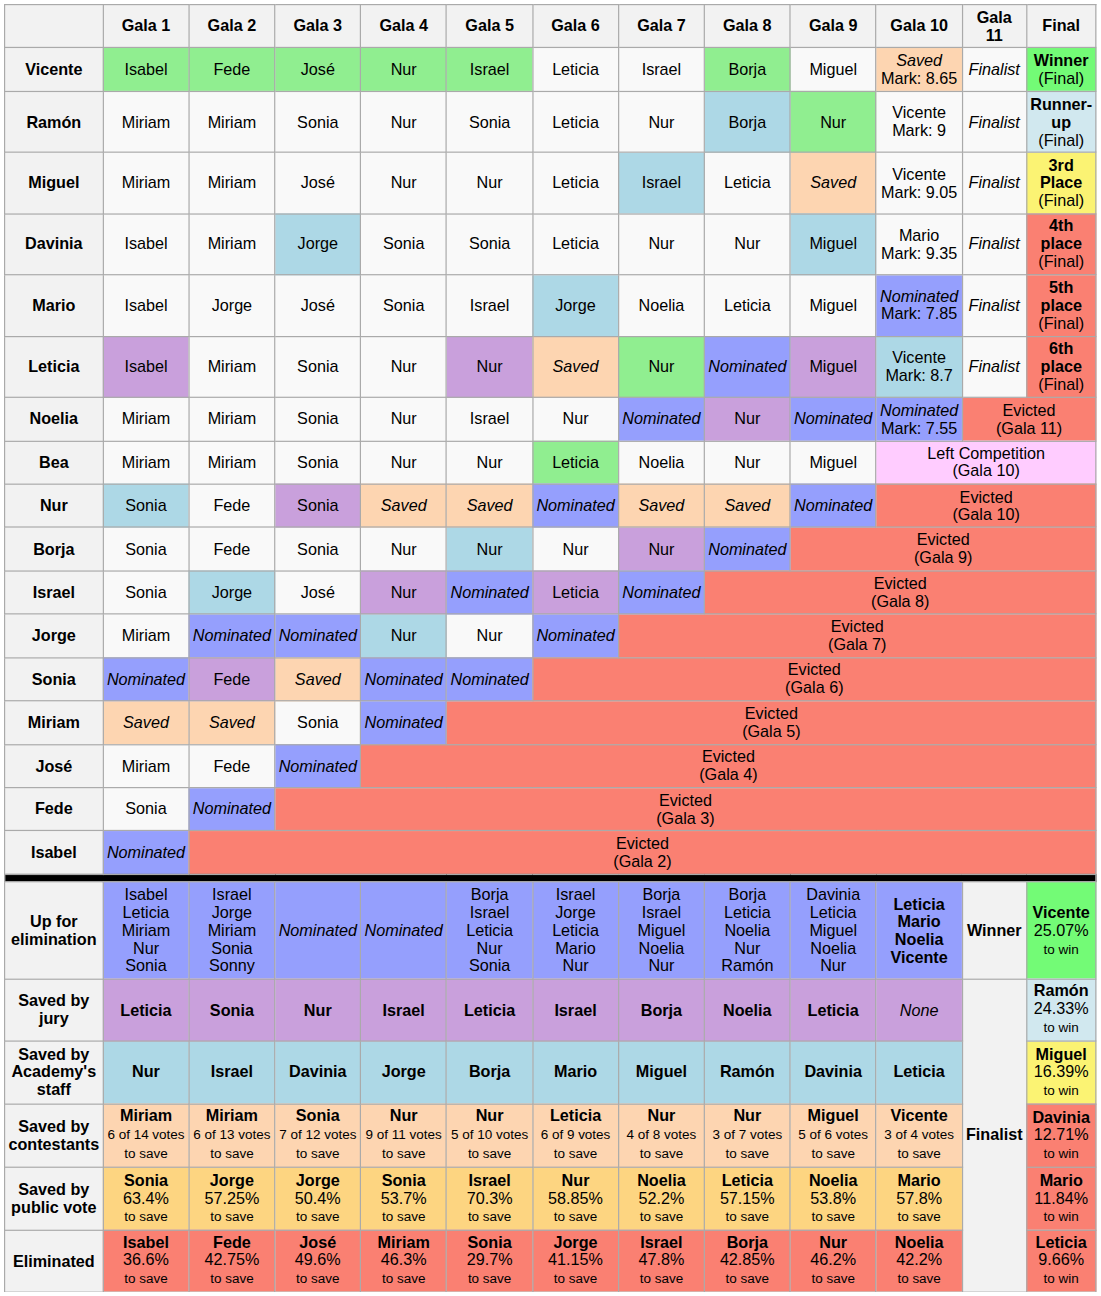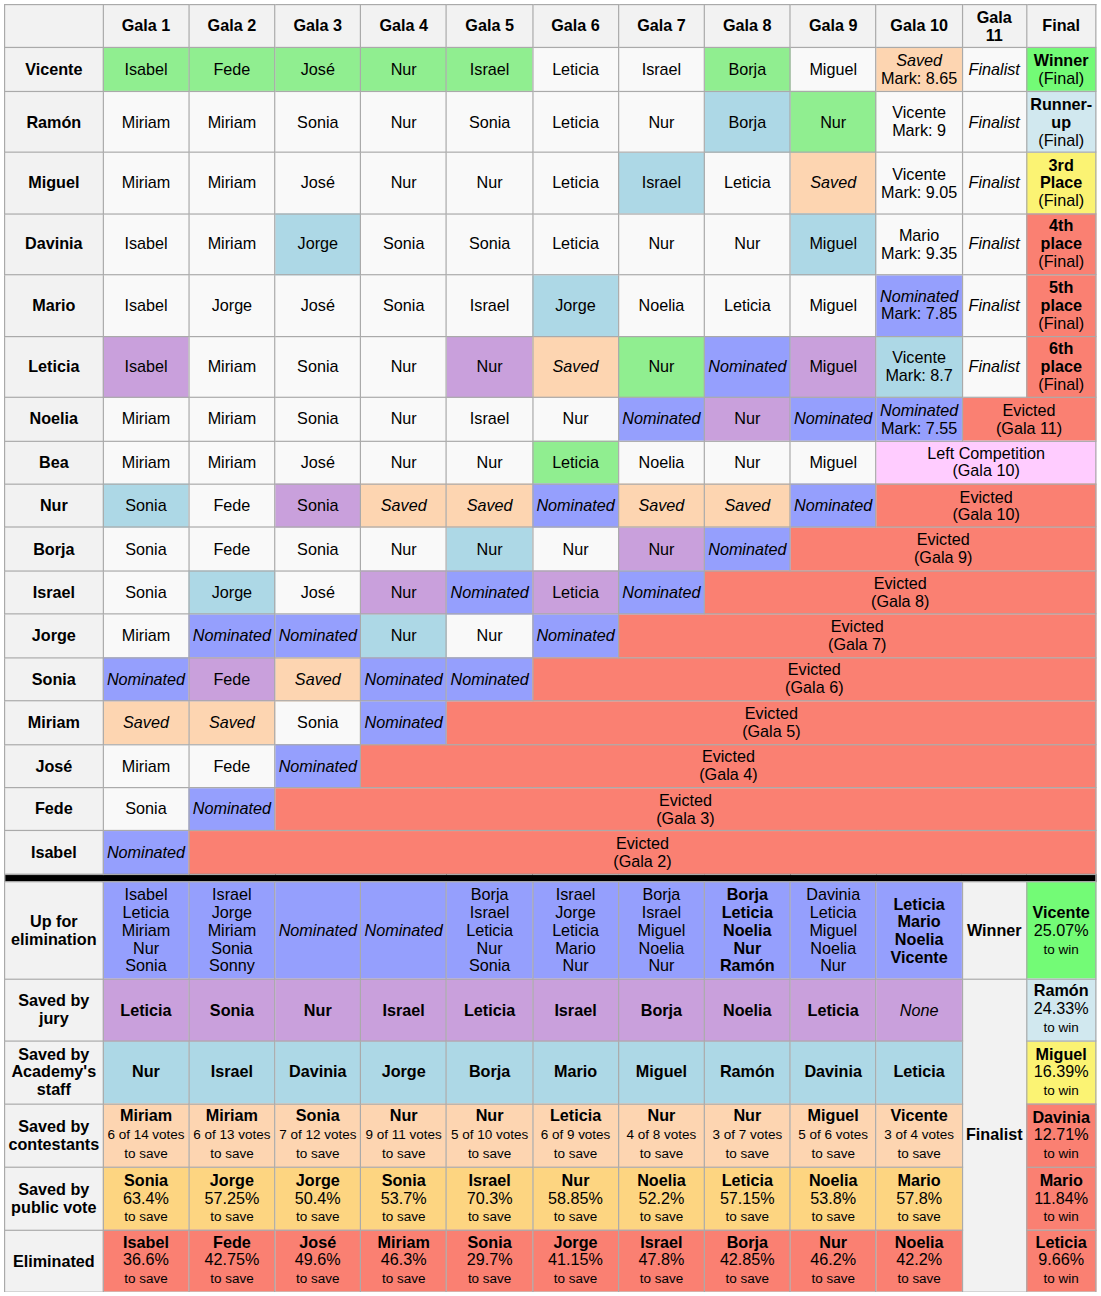(318, 462) Sonia -> (318, 462) José
(747, 930) normal -> (747, 930) bold
